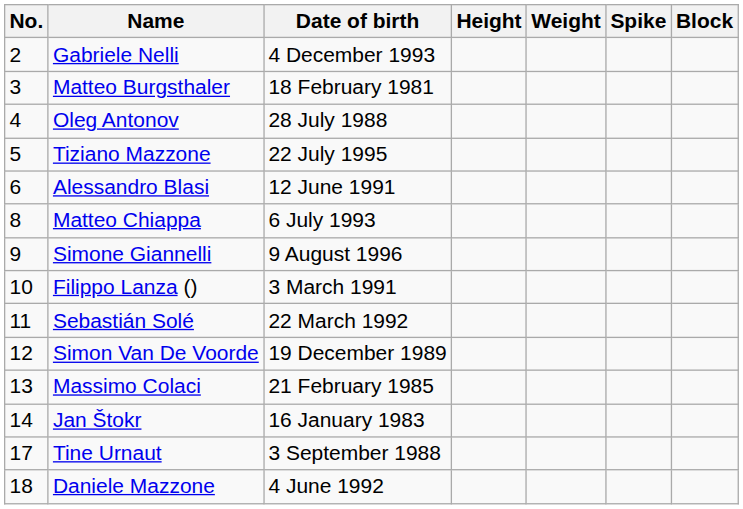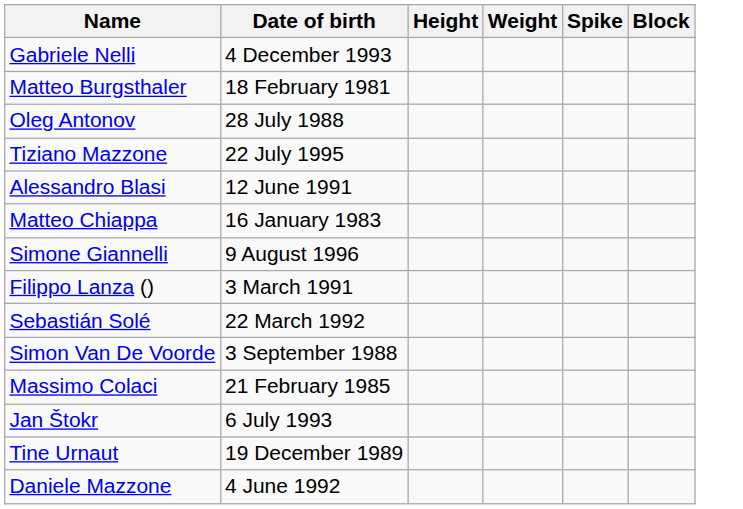- column: (26, 21)
(322, 220) 6 July 1993 -> (303, 220) 16 January 1983
(358, 353) 19 December 1989 -> (311, 353) 3 September 1988
(347, 420) 16 January 1983 -> (279, 420) 6 July 1993
(355, 453) 3 September 1988 -> (314, 453) 19 December 1989
